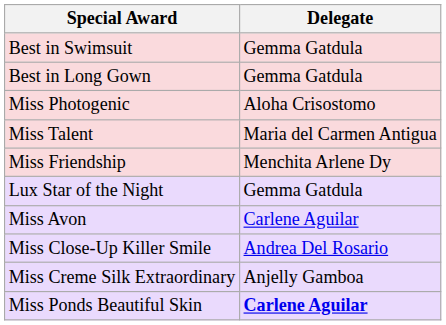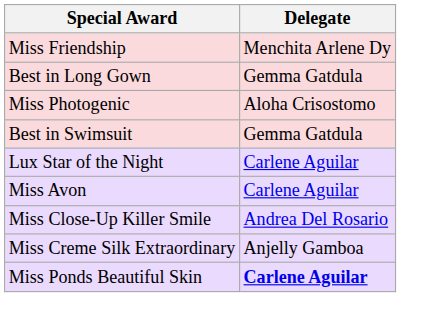rows swapped: (71, 47) <-> (67, 162)
- row: (51, 133)
(303, 190) Gemma Gatdula -> (301, 162) Carlene Aguilar
